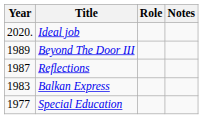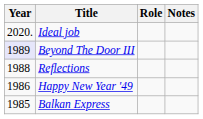(19, 50) no background -> (19, 50) lavender background
(19, 68) 1987 -> (19, 68) 1988
+ row: (86, 86)
(19, 86) 1983 -> (19, 104) 1985
- row: (80, 104)
